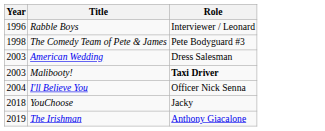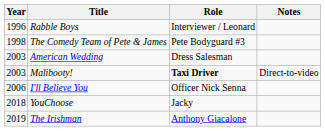+ column: (289, 12)
(16, 88) 2004 -> (16, 88) 2006
